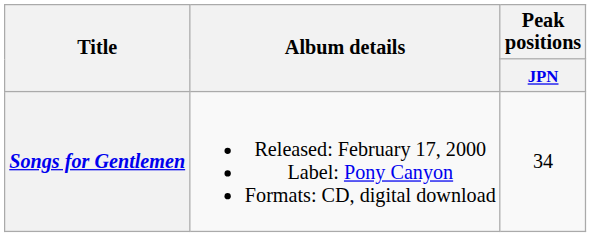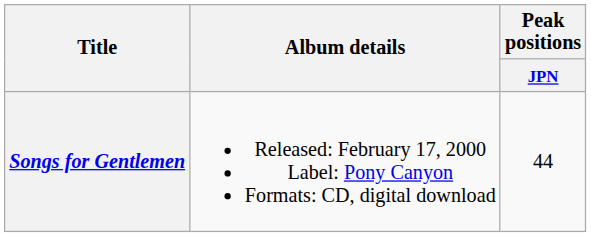(543, 161) 34 -> (543, 161) 44
